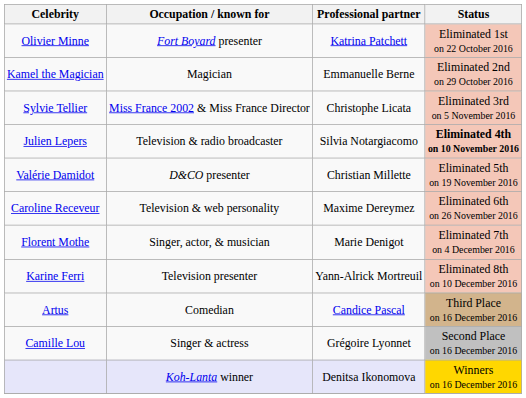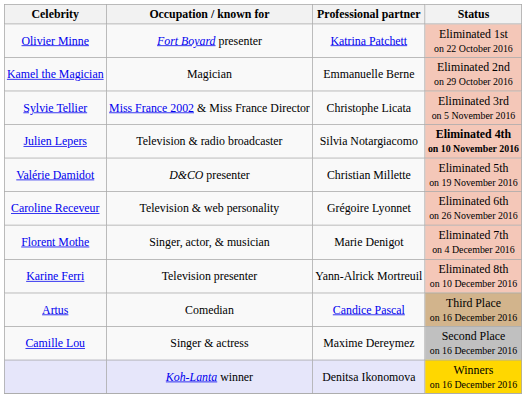(369, 208) Maxime Dereymez -> (369, 208) Grégoire Lyonnet
(369, 343) Grégoire Lyonnet -> (369, 343) Maxime Dereymez
